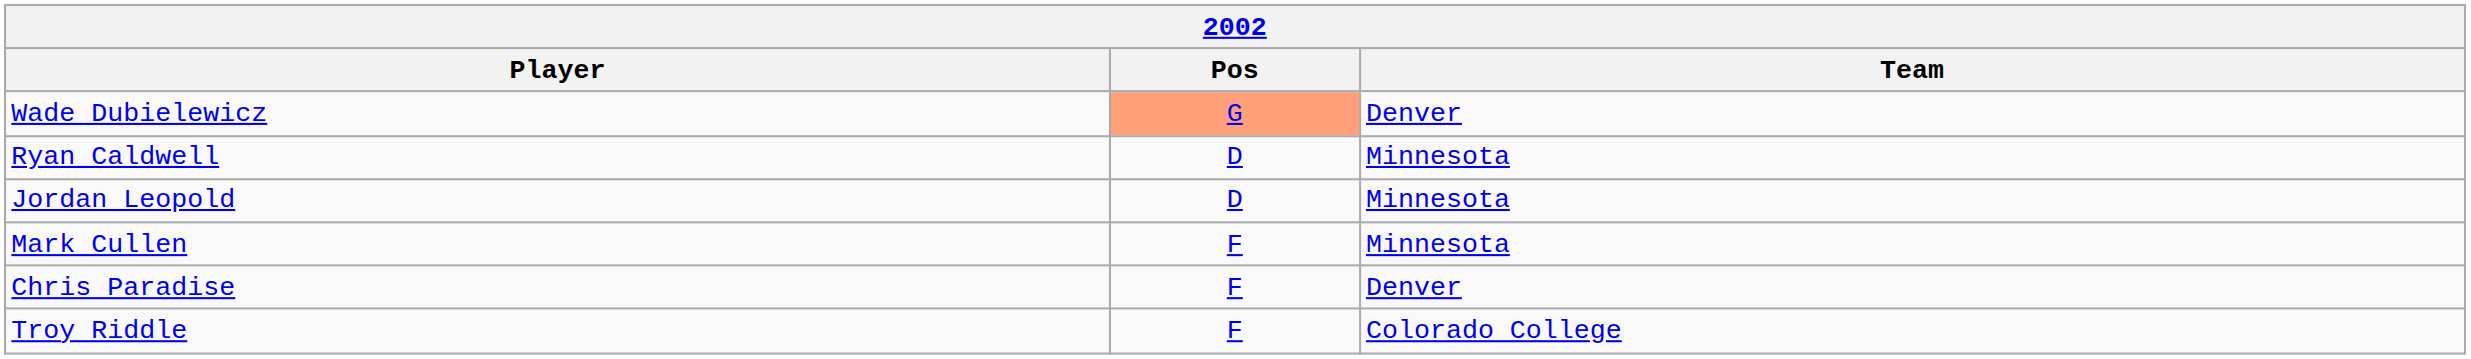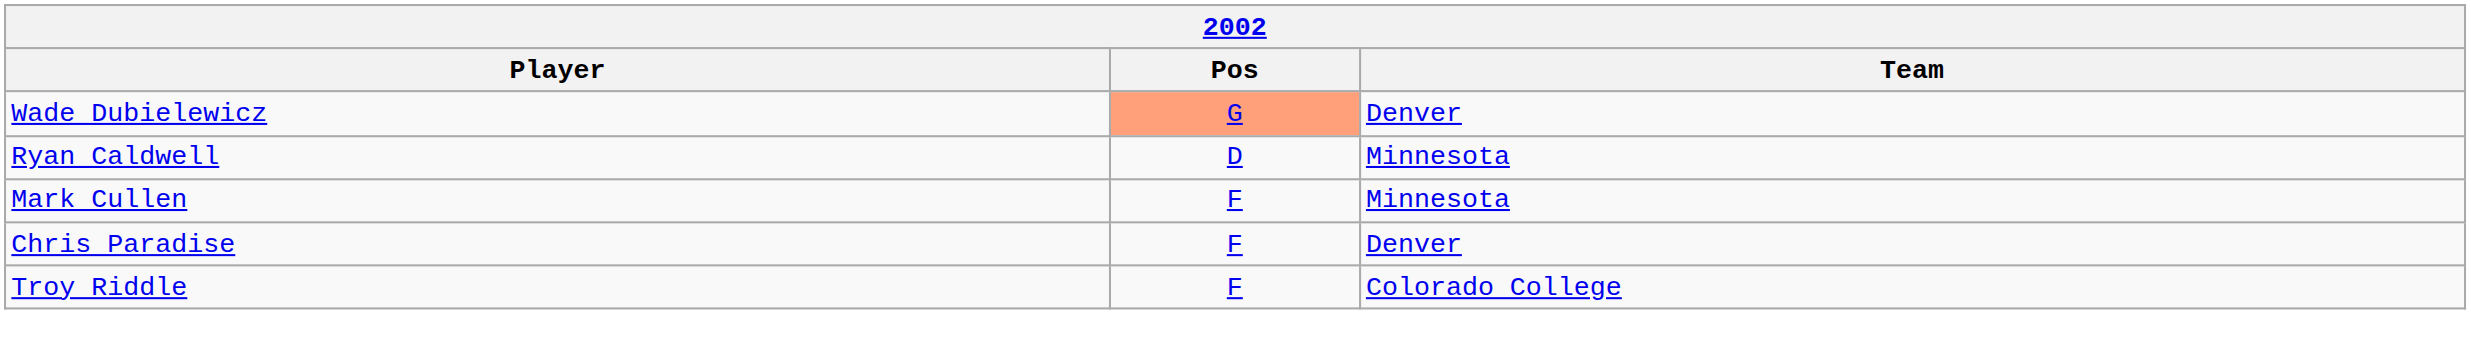- row: (123, 200)
